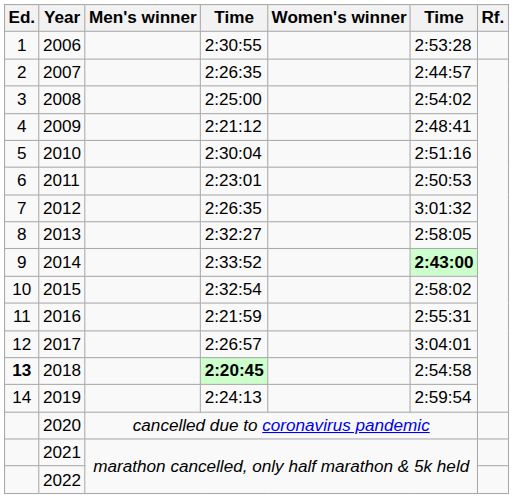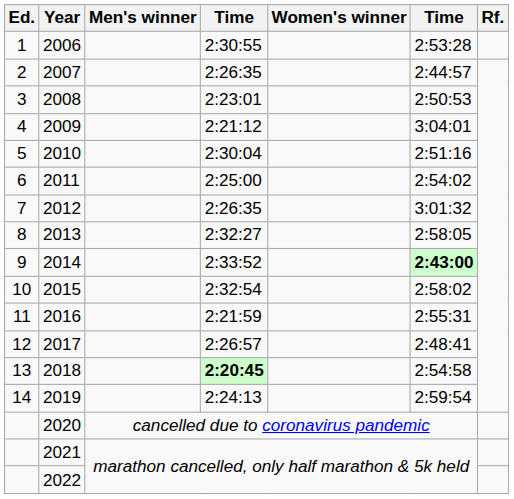(233, 99) 2:25:00 -> (233, 99) 2:23:01
(443, 99) 2:54:02 -> (443, 99) 2:50:53
(443, 126) 2:48:41 -> (443, 126) 3:04:01
(233, 180) 2:23:01 -> (233, 180) 2:25:00
(443, 180) 2:50:53 -> (443, 180) 2:54:02
(443, 343) 3:04:01 -> (443, 343) 2:48:41
(22, 371) bold -> (22, 371) normal
